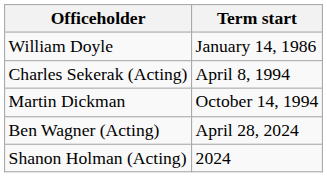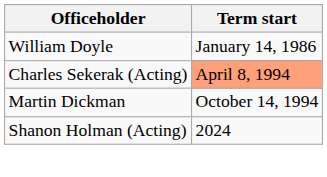(243, 74) no background -> (243, 74) lightsalmon background
- row: (84, 130)
